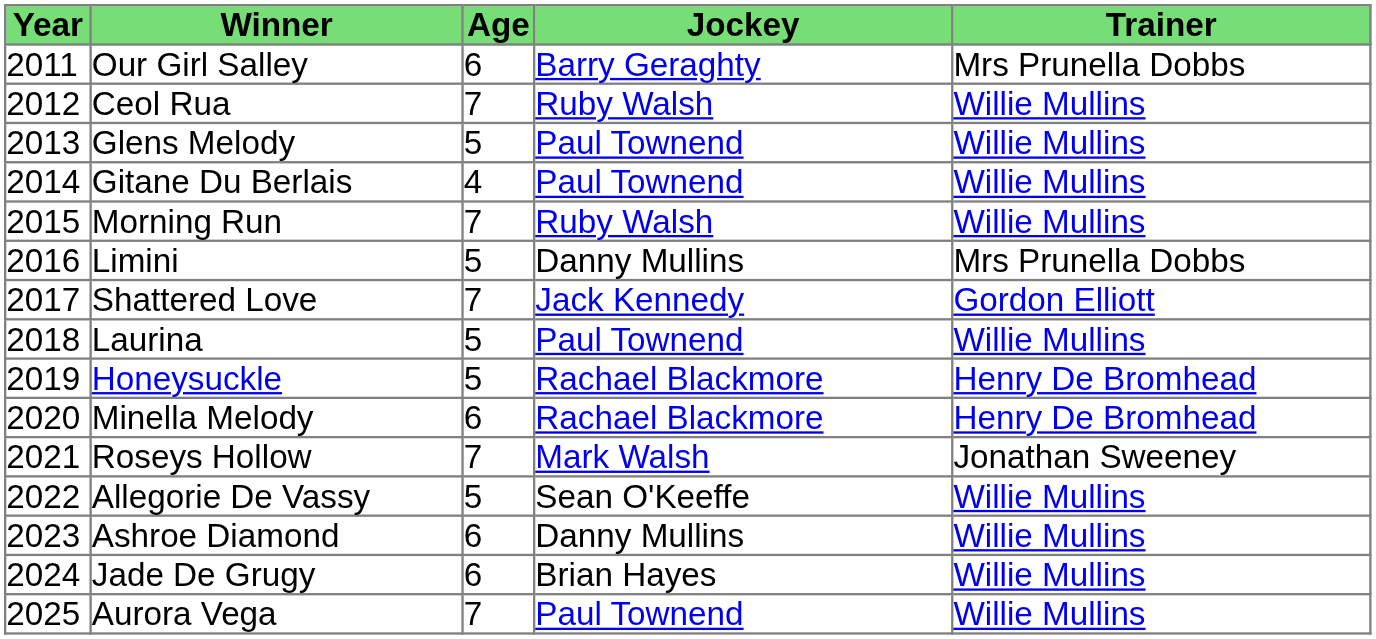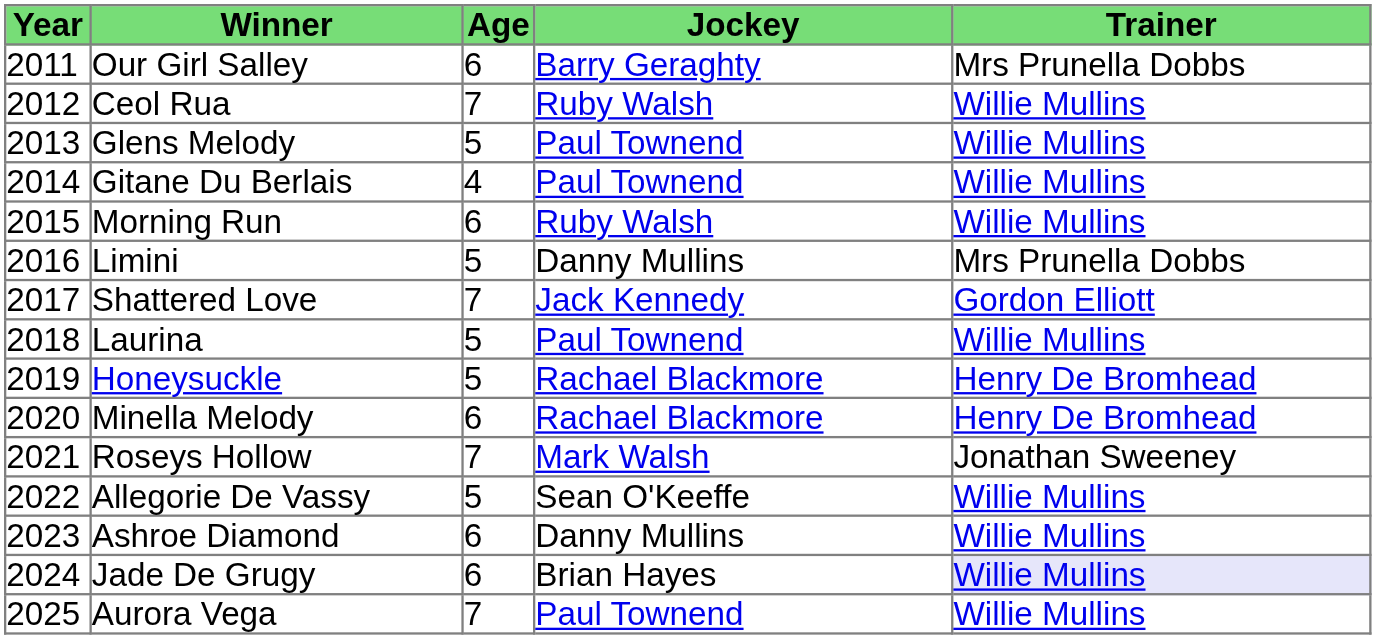(473, 221) 7 -> (473, 221) 6
(1049, 575) no background -> (1049, 575) lavender background
